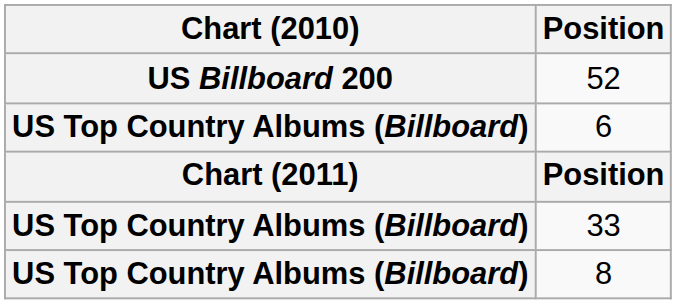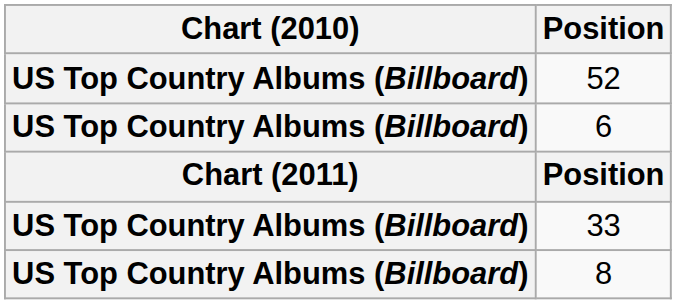(270, 77) US Billboard 200 -> (270, 77) US Top Country Albums (Billboard)
